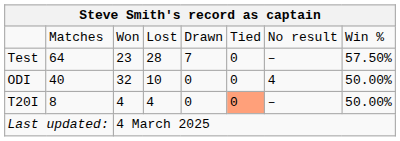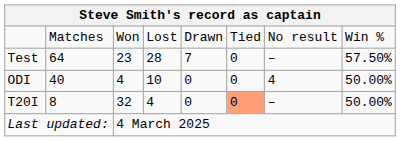(124, 81) 32 -> (120, 81) 4
(120, 103) 4 -> (124, 103) 32
